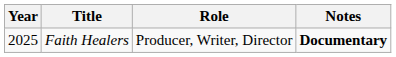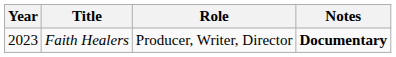(23, 40) 2025 -> (23, 40) 2023
